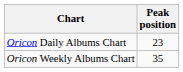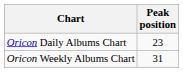(158, 59) 35 -> (158, 59) 31
